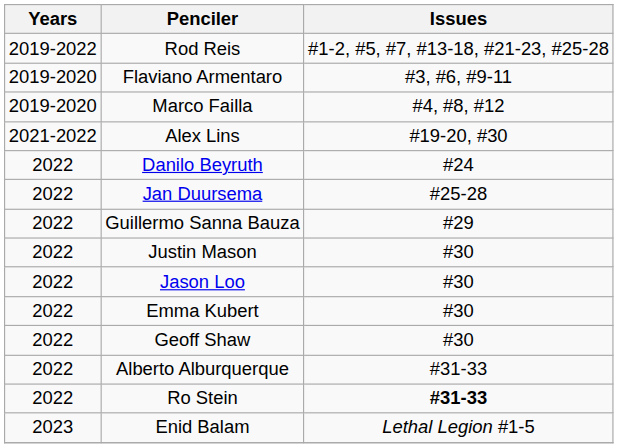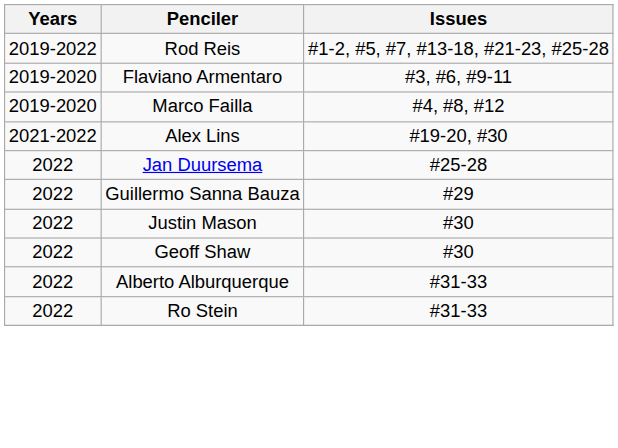- row: (202, 164)
- row: (202, 281)
- row: (202, 310)
(458, 398) bold -> (458, 310) normal
- row: (202, 427)
